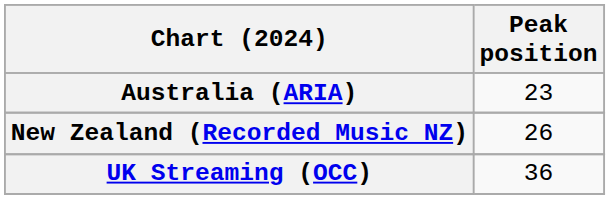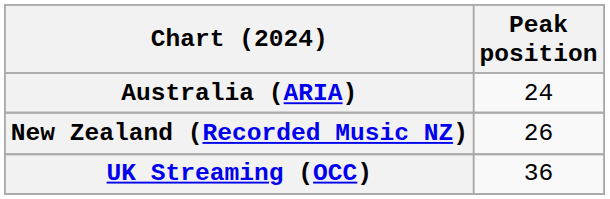(539, 93) 23 -> (539, 93) 24
